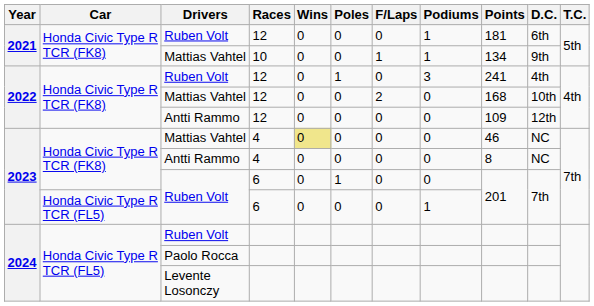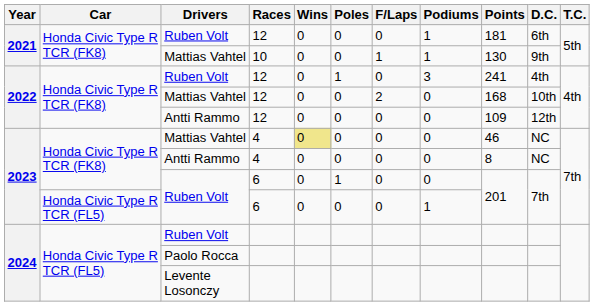(496, 56) 134 -> (496, 56) 130
